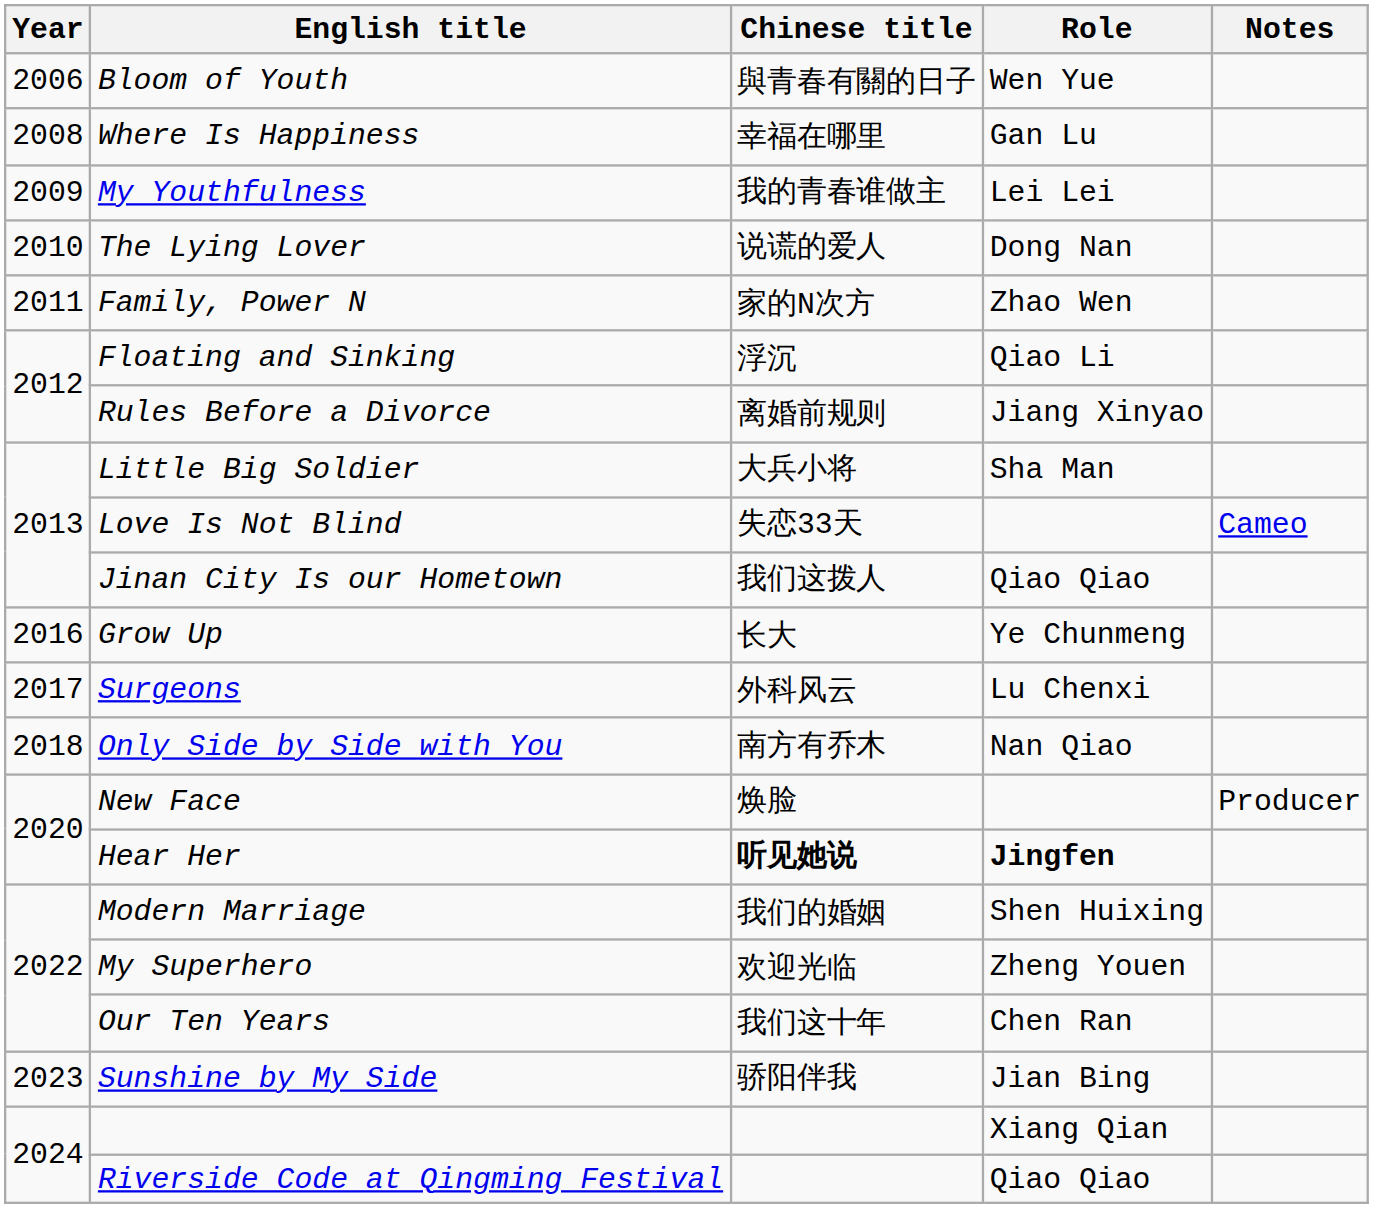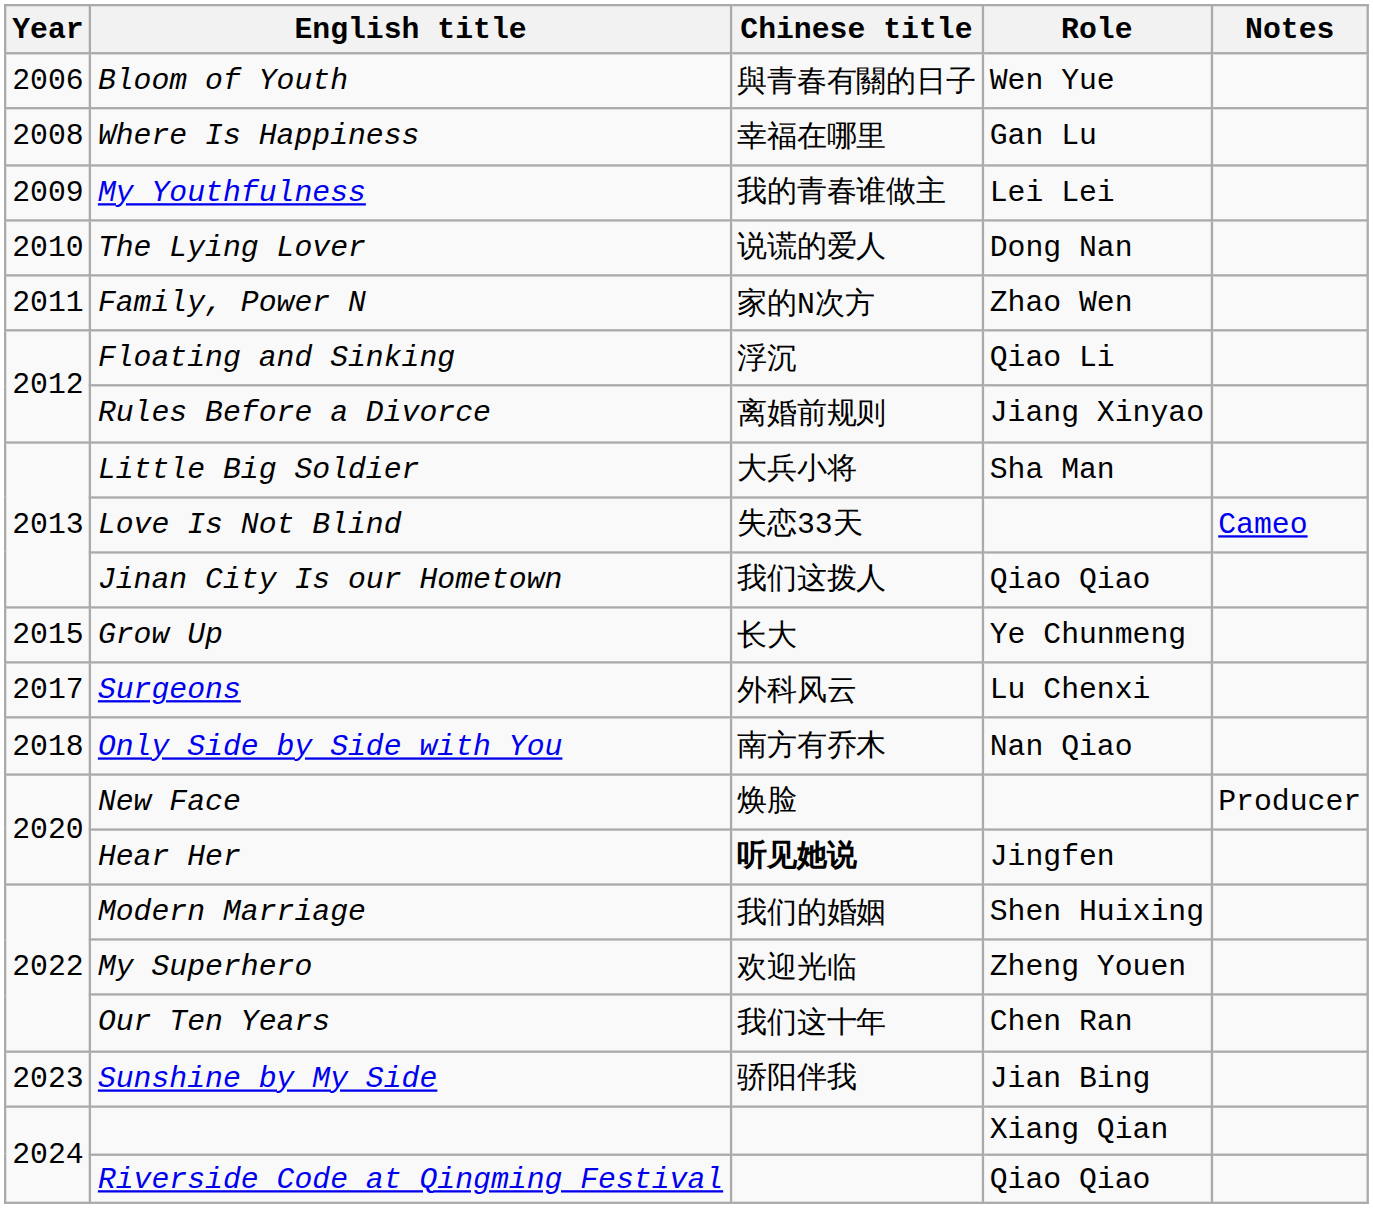(48, 635) 2016 -> (48, 635) 2015
(1052, 857) bold -> (1052, 857) normal
